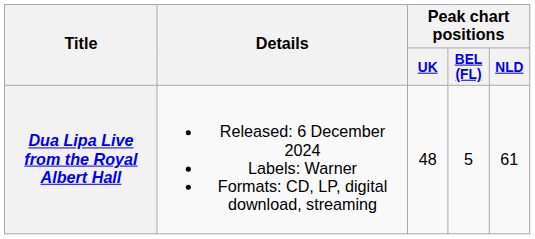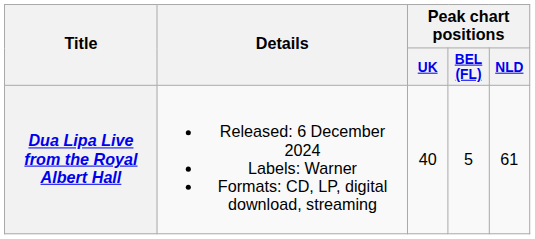(428, 159) 48 -> (428, 159) 40
